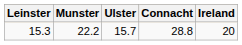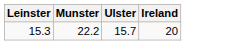- column: (167, 13)
